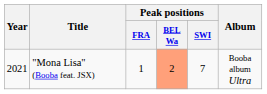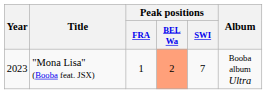(17, 69) 2021 -> (17, 69) 2023
